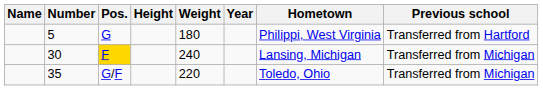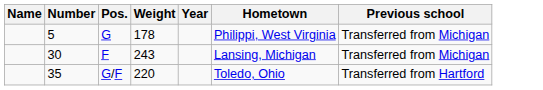- column: (153, 14)
(189, 34) 180 -> (144, 34) 178
(458, 34) Transferred from Hartford -> (415, 34) Transferred from Michigan
(105, 54) gold background -> (105, 54) no background
(189, 54) 240 -> (144, 54) 243
(461, 74) Transferred from Michigan -> (413, 74) Transferred from Hartford
